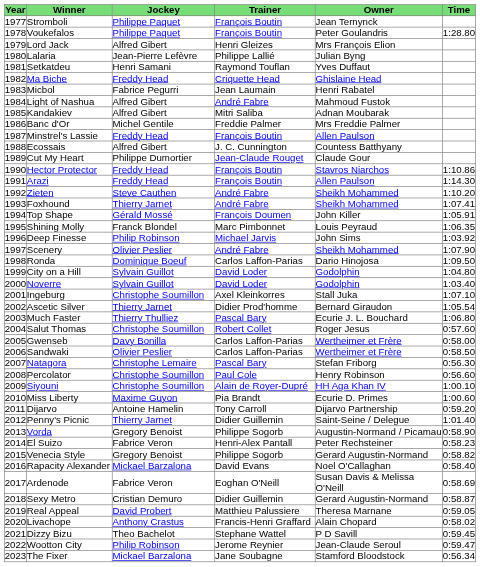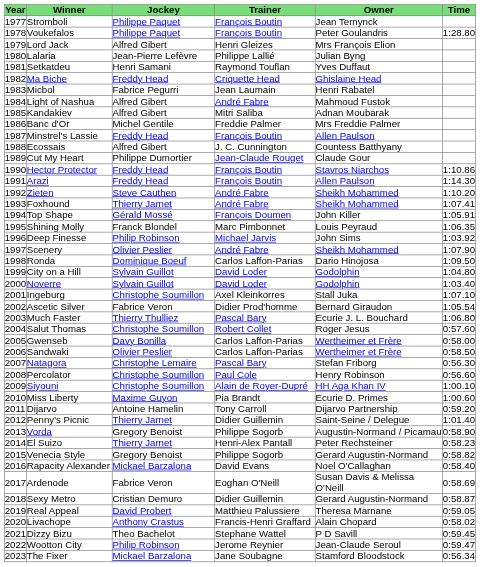(142, 306) Thierry Jarnet -> (143, 306) Fabrice Veron
(143, 443) Fabrice Veron -> (142, 443) Thierry Jarnet
